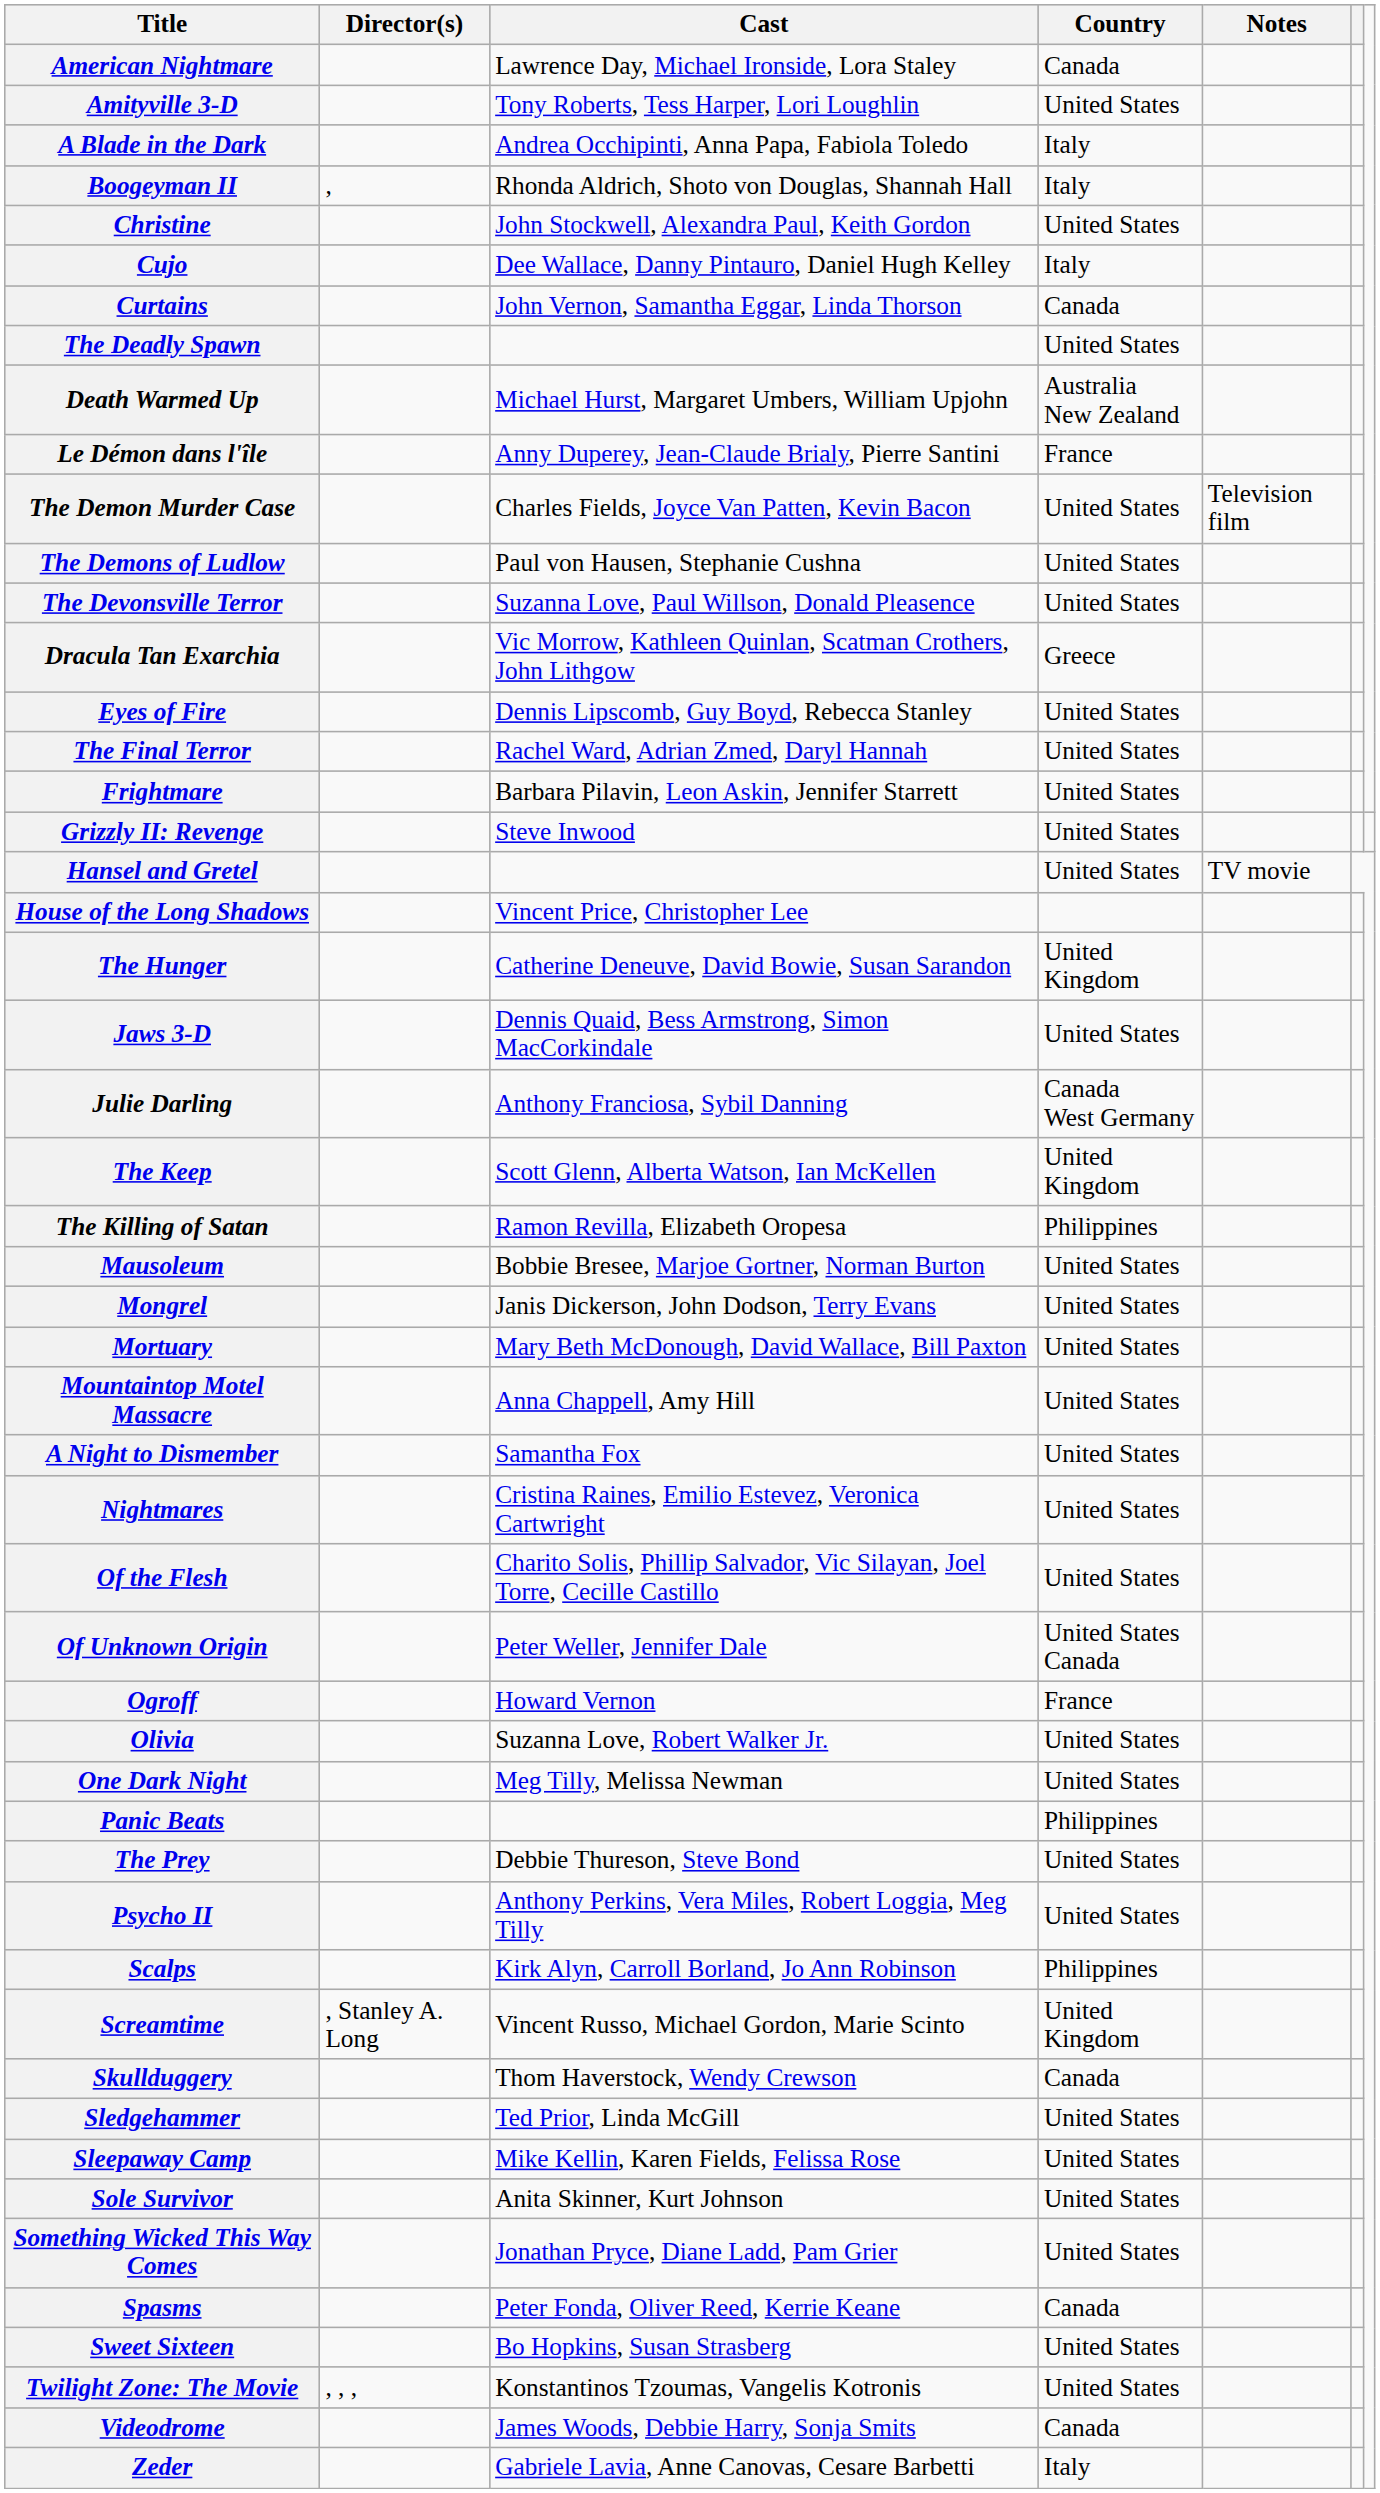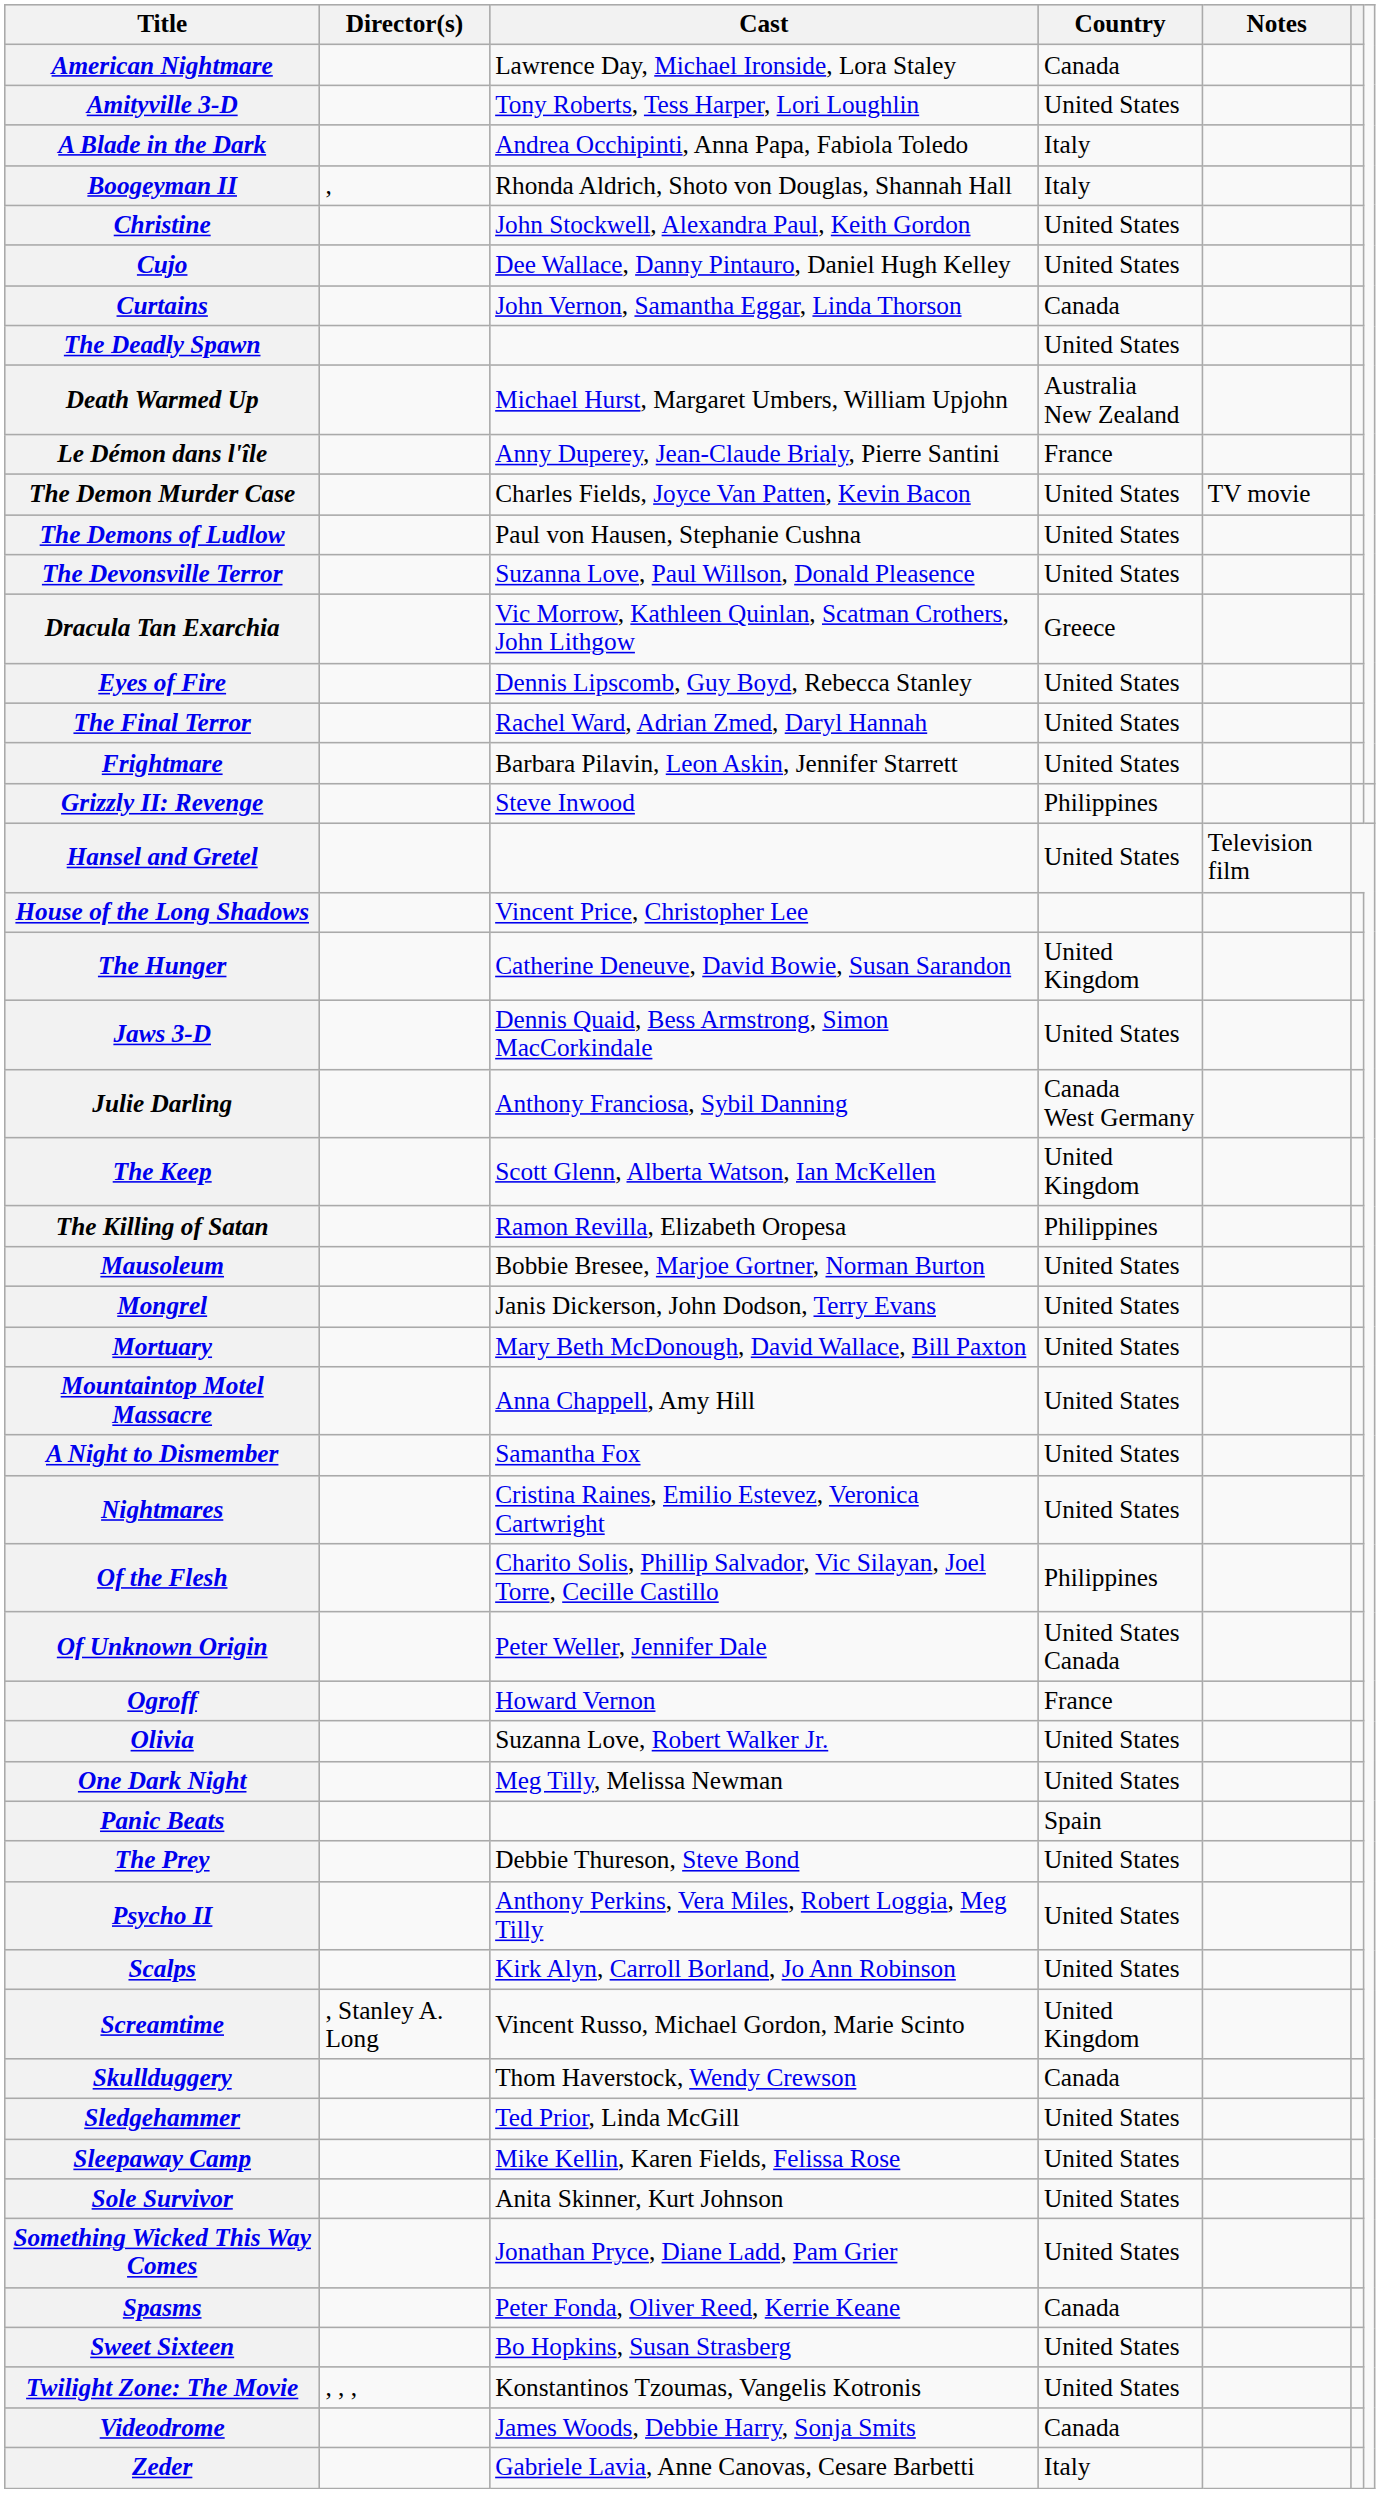(1067, 265) Italy -> (1112, 265) United States
(1260, 508) Television film -> (1259, 494) TV movie
(1112, 831) United States -> (1101, 803) Philippines
(1259, 871) TV movie -> (1260, 857) Television film
(1112, 1577) United States -> (1101, 1577) Philippines
(1101, 1820) Philippines -> (1073, 1820) Spain
(1101, 1969) Philippines -> (1112, 1969) United States
